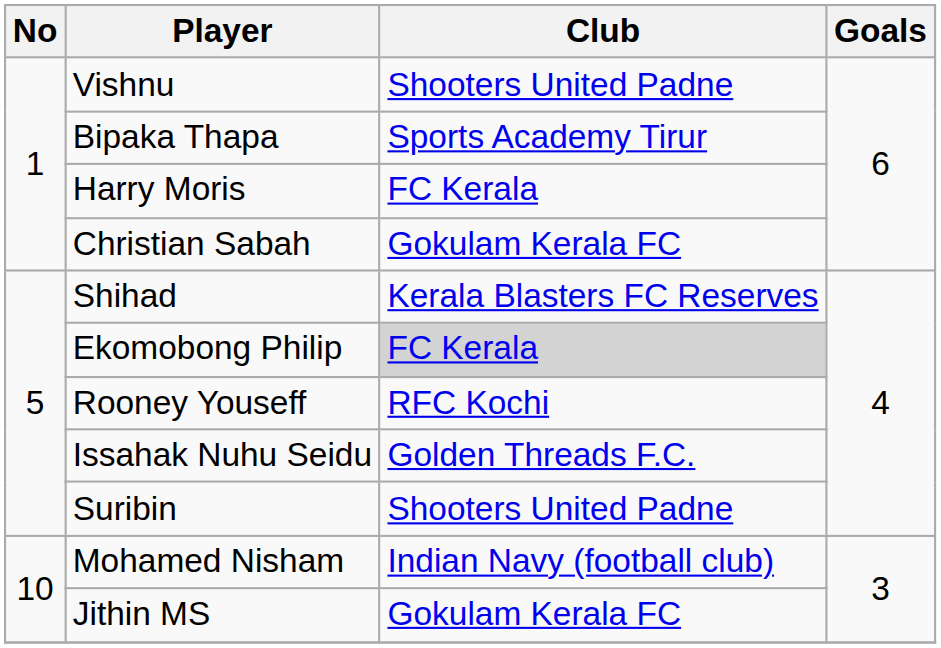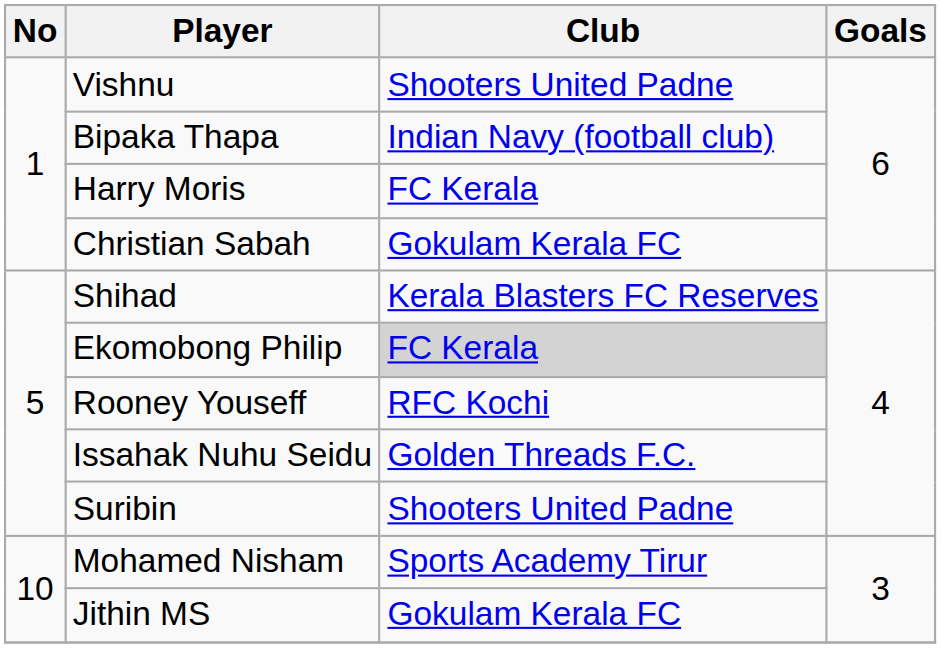(547, 137) Sports Academy Tirur -> (581, 137) Indian Navy (football club)
(581, 561) Indian Navy (football club) -> (547, 561) Sports Academy Tirur
